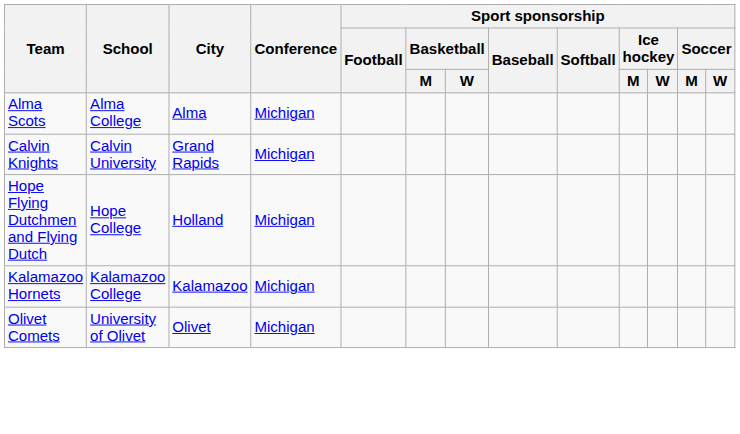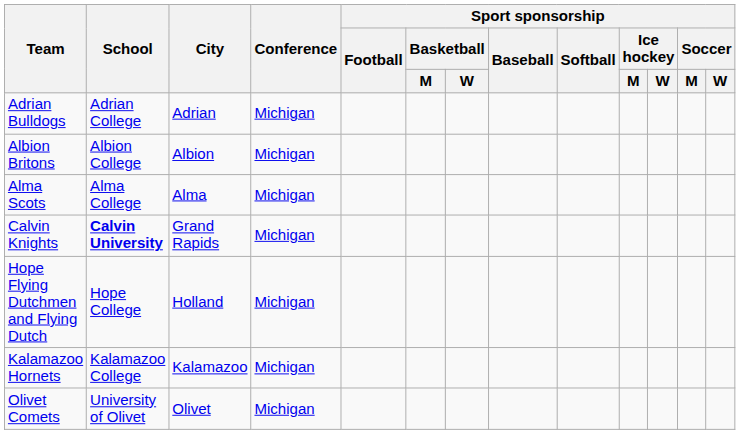+ row: (37, 113)
+ row: (31, 154)
(123, 154) normal -> (126, 235) bold
